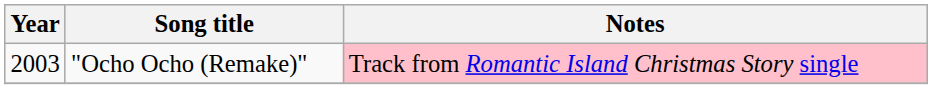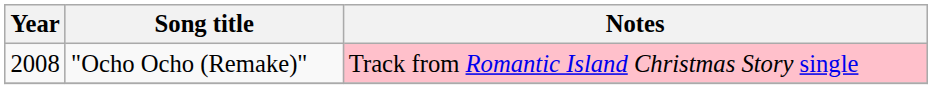(35, 63) 2003 -> (35, 63) 2008
